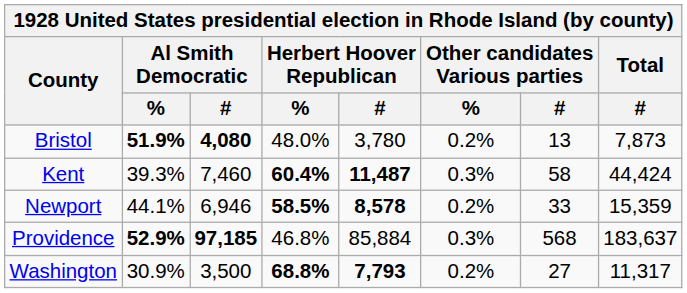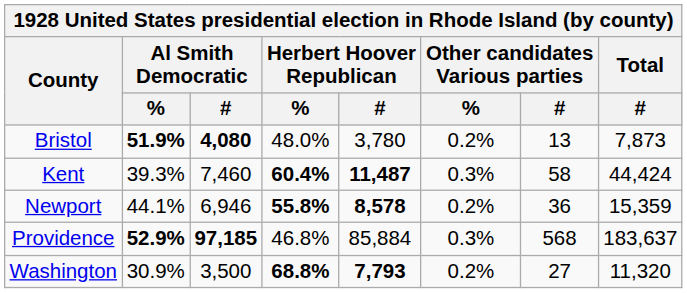(300, 206) 58.5% -> (300, 206) 55.8%
(560, 206) 33 -> (560, 206) 36
(640, 271) 11,317 -> (640, 271) 11,320
